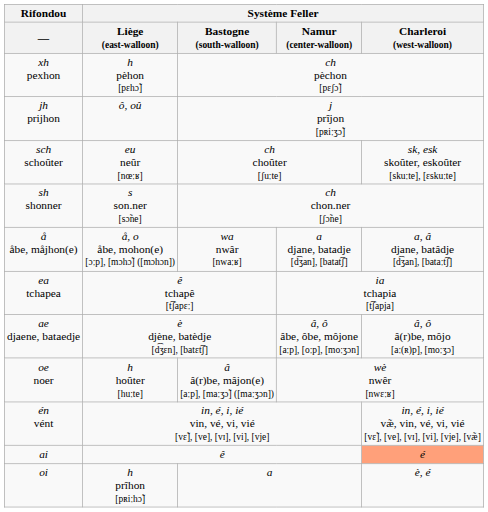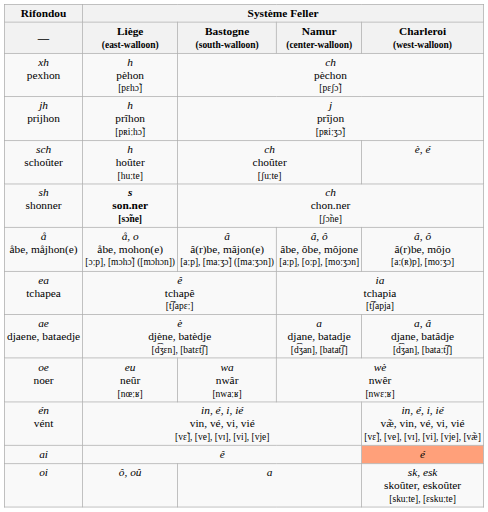(130, 105) ô, oû -> (130, 118) h prîhon [pʀiːhɔ̃]
(130, 162) eu neûr [nœːʁ] -> (130, 162) h hoûter [huːte]
(423, 162) sk, esk skoûter, eskoûter [skuːte], [ɛskuːte] -> (423, 149) è, é
(130, 205) normal -> (130, 205) bold
(227, 249) wa nwâr [nwaːʁ] -> (227, 249) â â(r)be, mâjon(e) [aːp], [maːʒɔ̃] ([maːʒɔn])
(319, 249) a djane, batadje [d͡ʒan], [batat͡ʃ] -> (319, 249) â, ô âbe, ôbe, môjone [aːp], [oːp], [moːʒɔn]
(423, 249) a, â djane, batâdje [d͡ʒan], [bataːt͡ʃ] -> (423, 249) â, ô â(r)be, môjo [aː(ʀ)p], [moːʒɔ]
(319, 336) â, ô âbe, ôbe, môjone [aːp], [oːp], [moːʒɔn] -> (319, 336) a djane, batadje [d͡ʒan], [batat͡ʃ]
(423, 336) â, ô â(r)be, môjo [aː(ʀ)p], [moːʒɔ] -> (423, 336) a, â djane, batâdje [d͡ʒan], [bataːt͡ʃ]
(130, 380) h hoûter [huːte] -> (130, 380) eu neûr [nœːʁ]
(227, 380) â â(r)be, mâjon(e) [aːp], [maːʒɔ̃] ([maːʒɔn]) -> (227, 380) wa nwâr [nwaːʁ]
(130, 485) h prîhon [pʀiːhɔ̃] -> (130, 472) ô, oû
(423, 472) è, é -> (423, 485) sk, esk skoûter, eskoûter [skuːte], [ɛskuːte]
